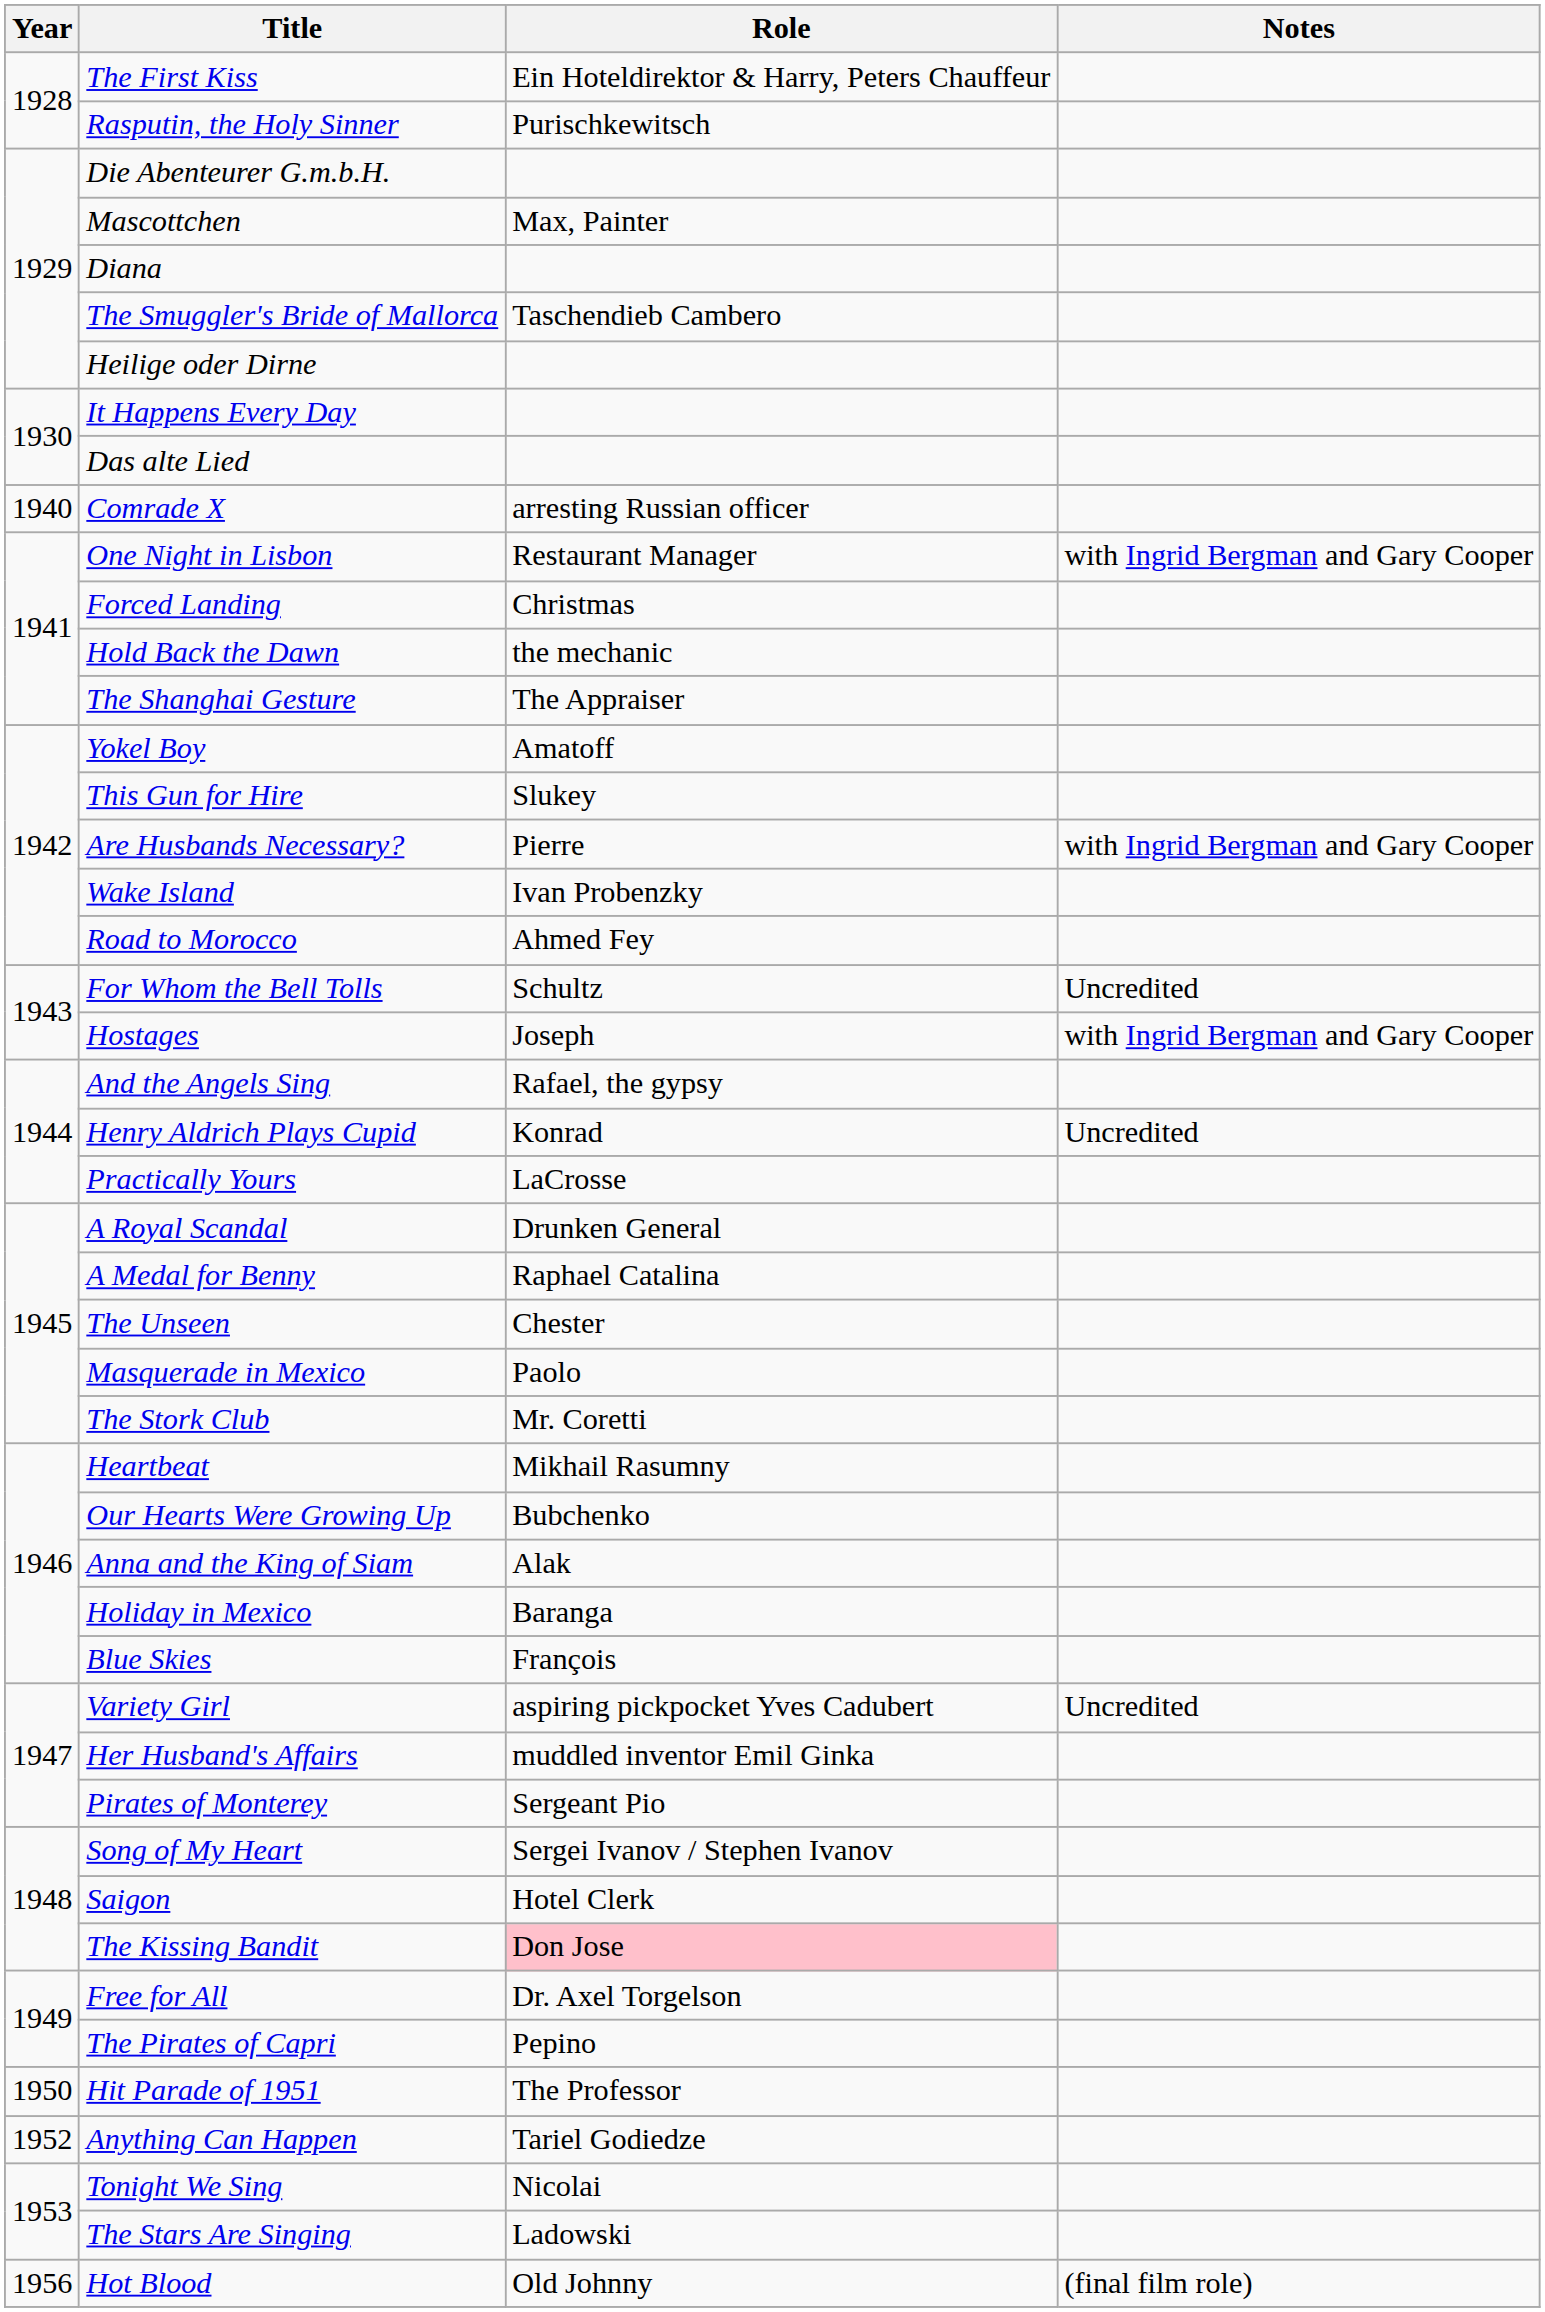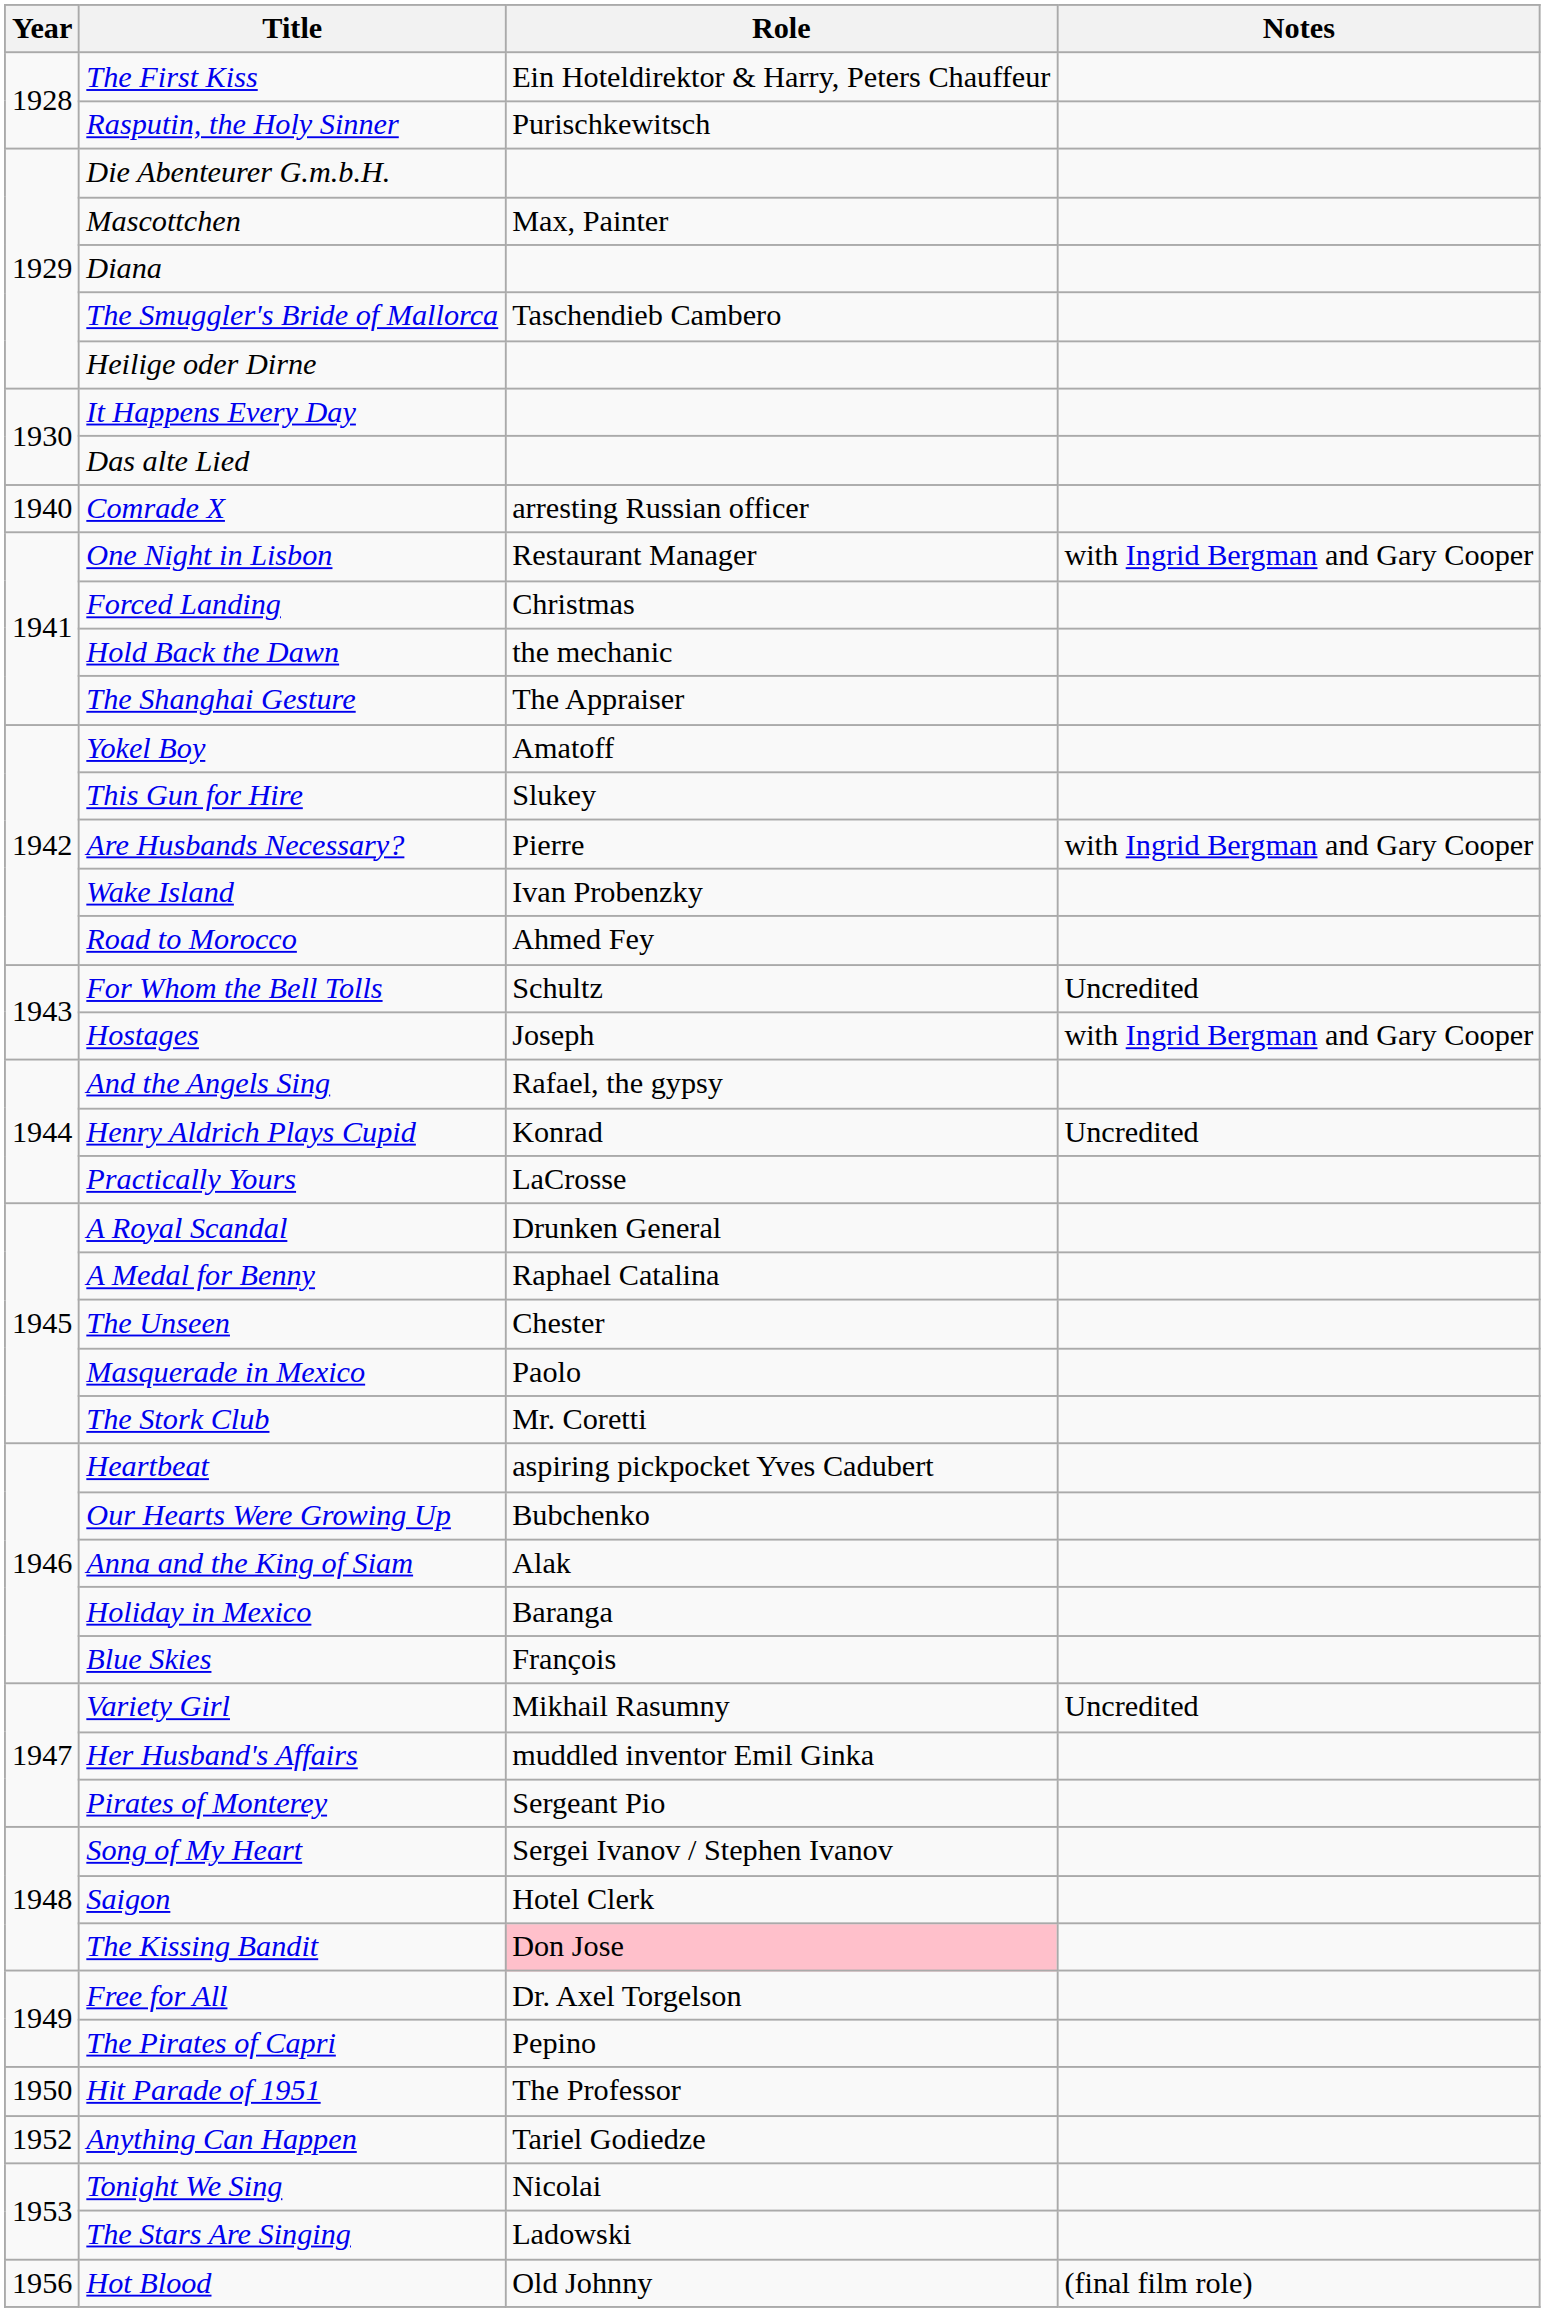(621, 1467) Mikhail Rasumny -> (723, 1467) aspiring pickpocket Yves Cadubert
(723, 1707) aspiring pickpocket Yves Cadubert -> (621, 1707) Mikhail Rasumny
